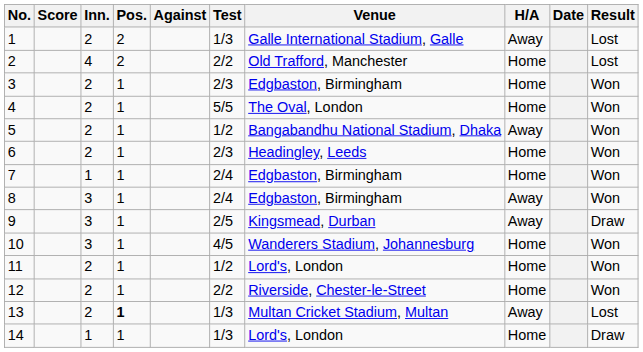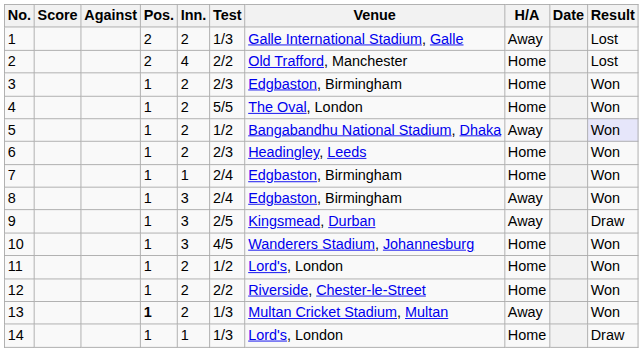columns swapped: (180, 15) <-> (97, 15)
(605, 130) no background -> (605, 130) lavender background
(604, 312) Lost -> (605, 312) Won
